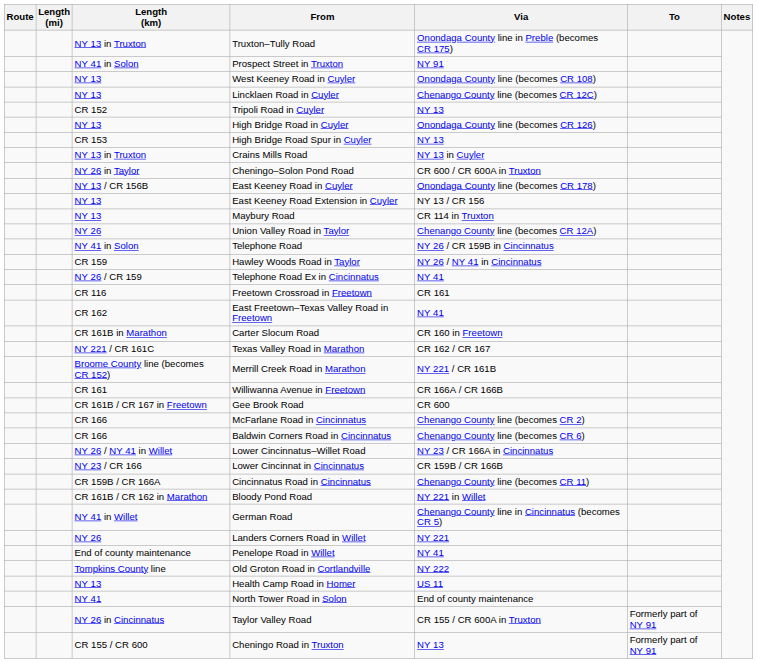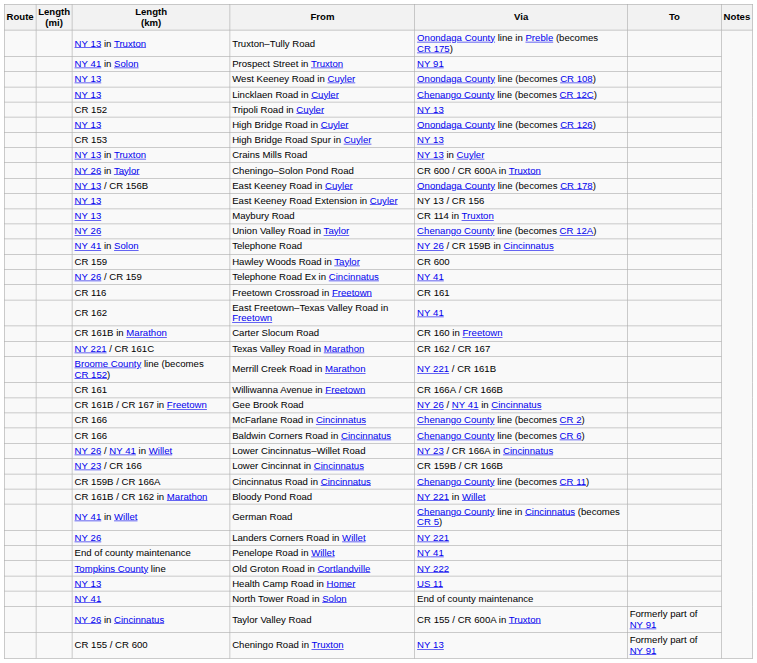(479, 262) NY 26 / NY 41 in Cincinnatus -> (433, 262) CR 600
(433, 405) CR 600 -> (479, 405) NY 26 / NY 41 in Cincinnatus
